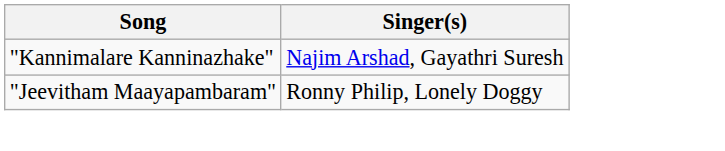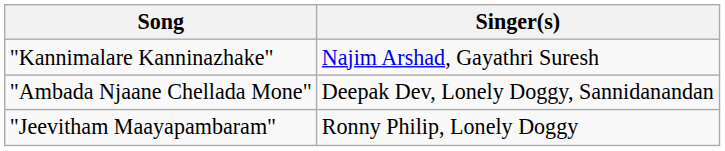+ row: (161, 92)
